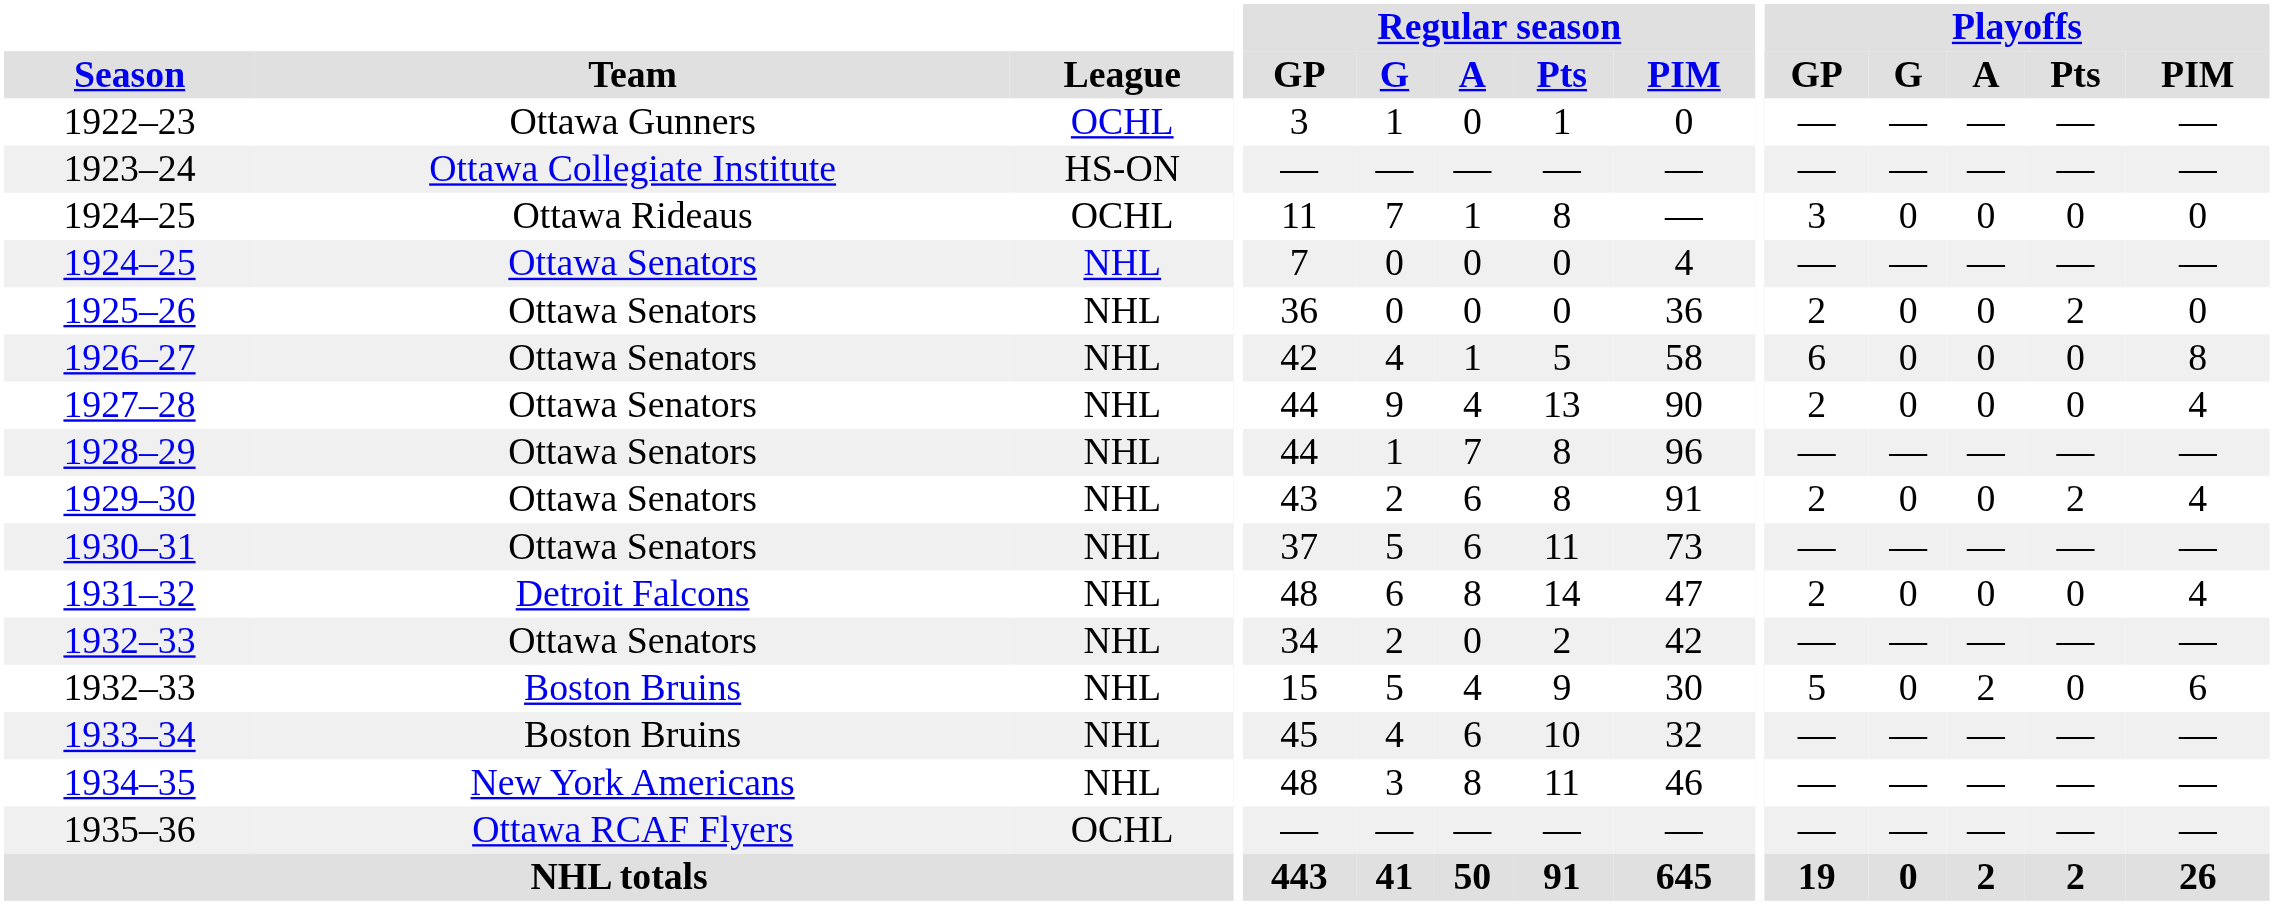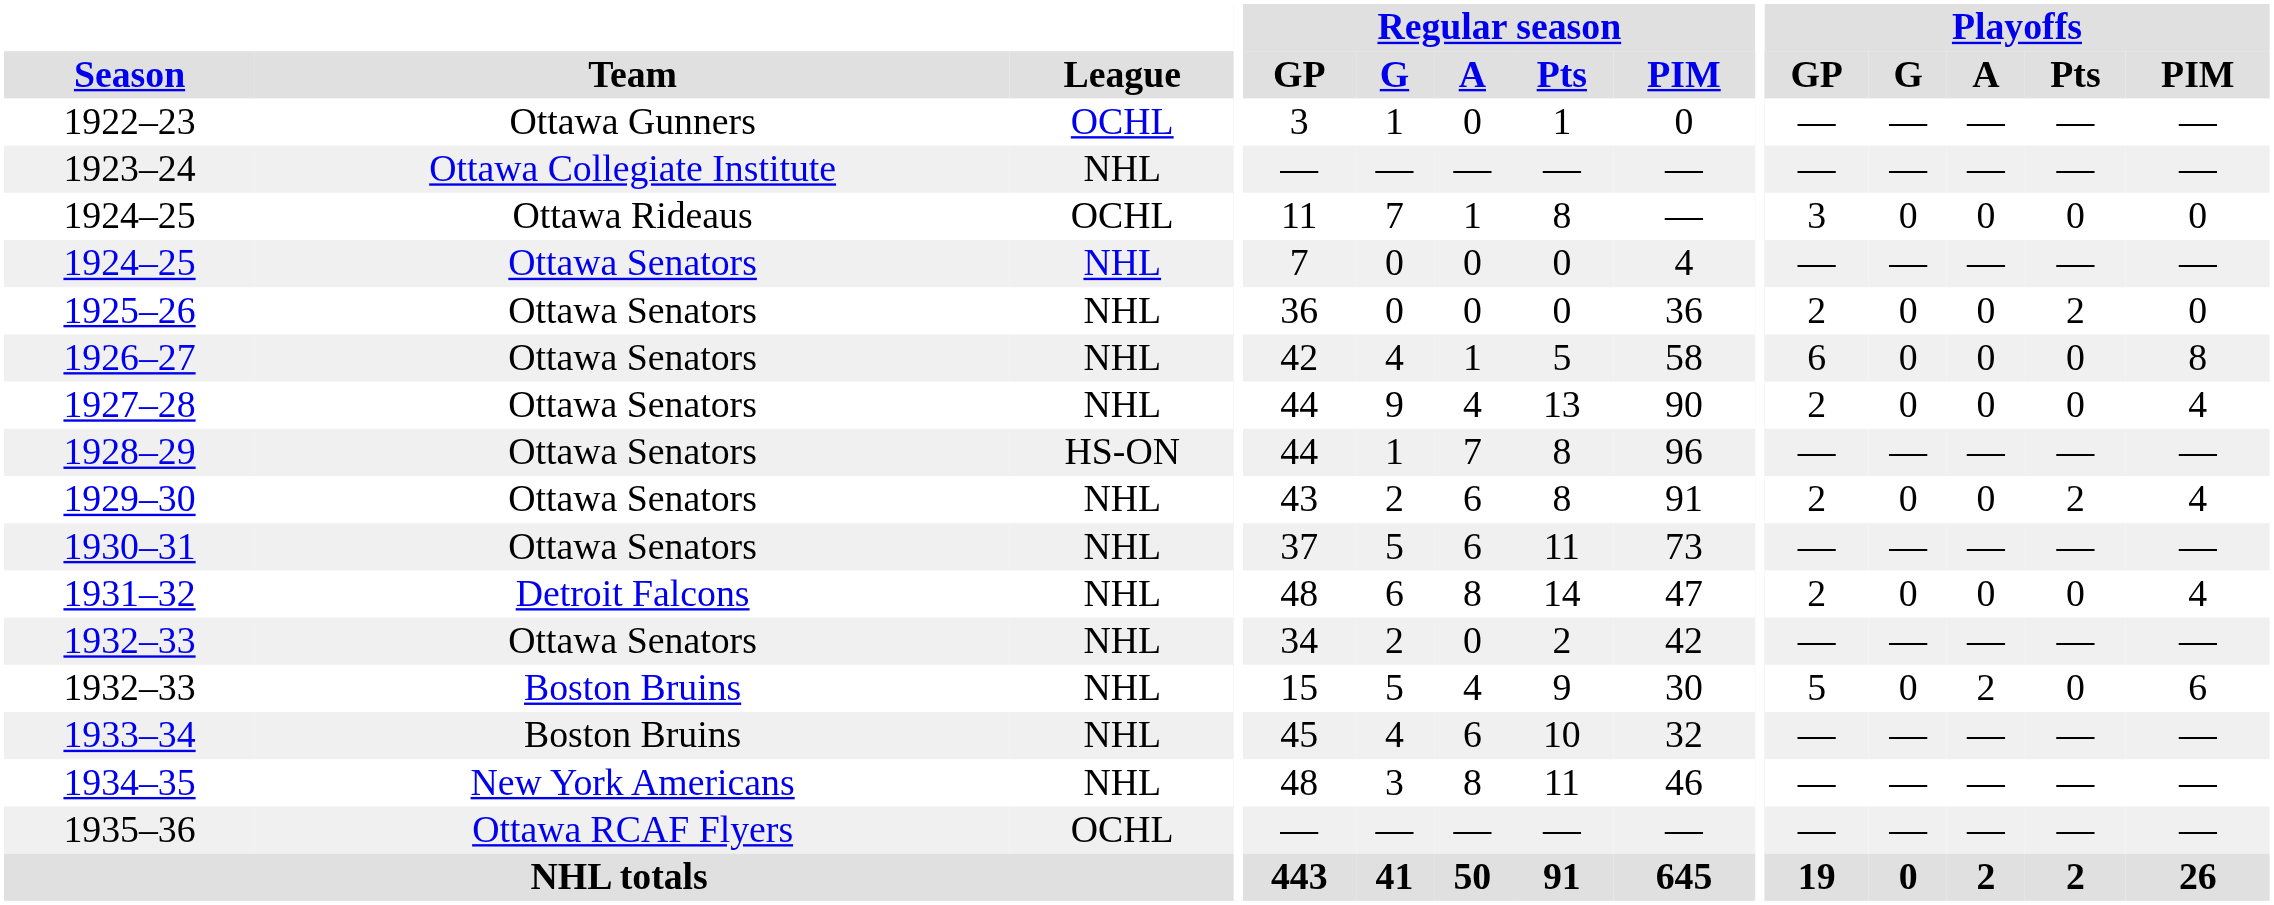(1122, 168) HS-ON -> (1122, 168) NHL
(1122, 451) NHL -> (1122, 451) HS-ON
